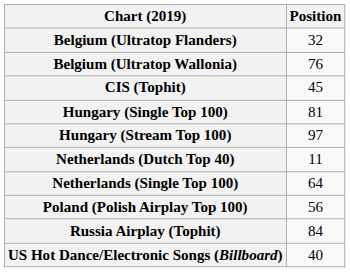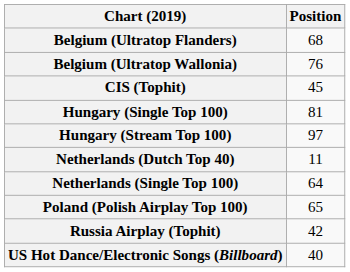(315, 40) 32 -> (315, 40) 68
(315, 207) 56 -> (315, 207) 65
(315, 231) 84 -> (315, 231) 42
